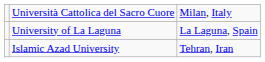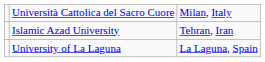rows swapped: (66, 30) <-> (66, 48)
